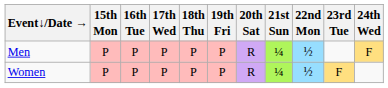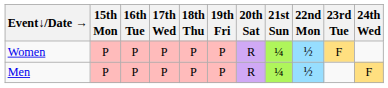rows swapped: (19, 51) <-> (26, 72)
